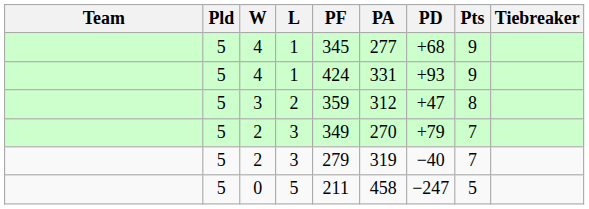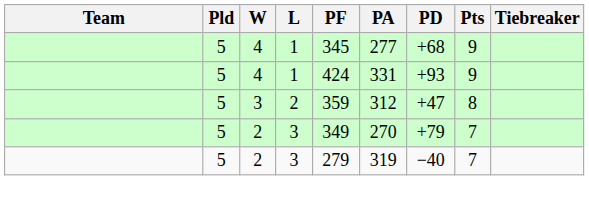- row: (258, 189)
